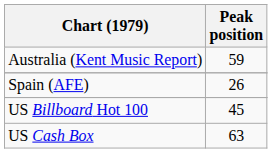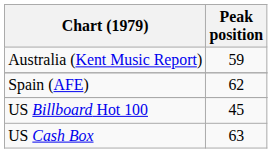(236, 85) 26 -> (236, 85) 62
